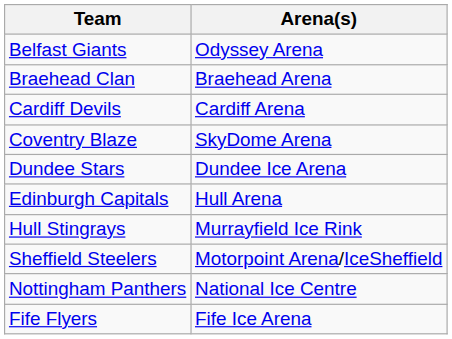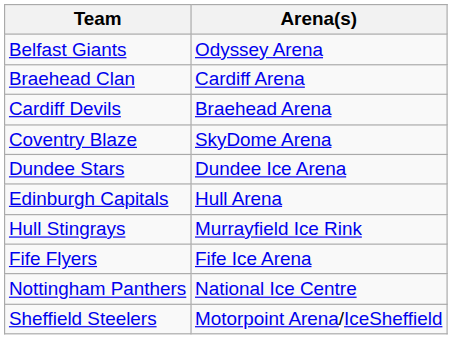(263, 79) Braehead Arena -> (250, 79) Cardiff Arena
(250, 109) Cardiff Arena -> (263, 109) Braehead Arena
rows swapped: (53, 318) <-> (83, 259)
